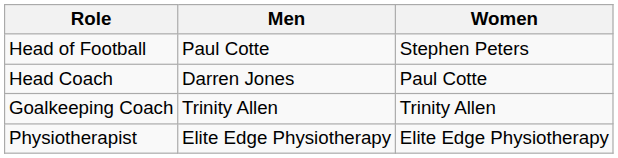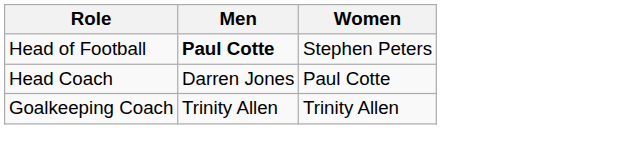(226, 49) normal -> (228, 49) bold
- row: (73, 138)
